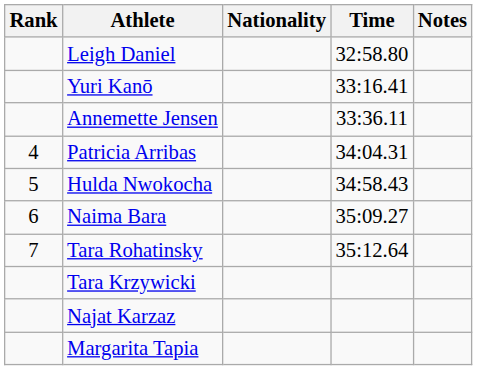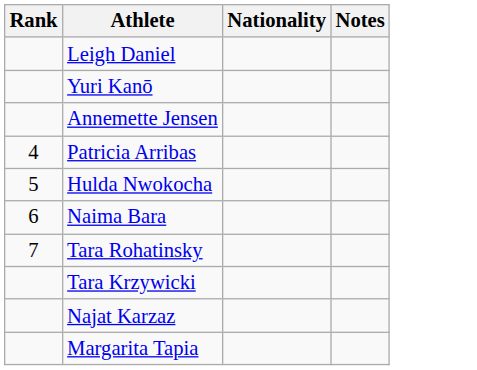- column: (372, 20)
